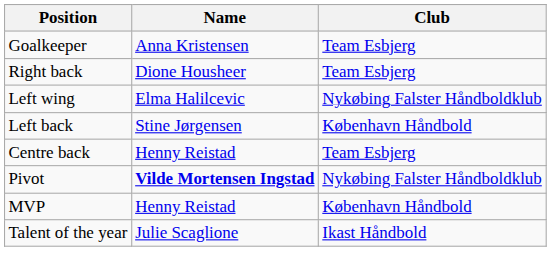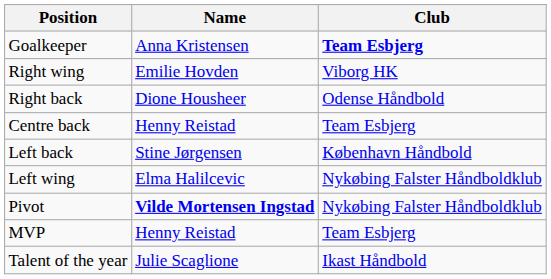(369, 44) normal -> (373, 44) bold
+ row: (46, 71)
(369, 71) Team Esbjerg -> (383, 98) Odense Håndbold
rows swapped: (49, 152) <-> (42, 98)
(397, 206) København Håndbold -> (369, 233) Team Esbjerg
